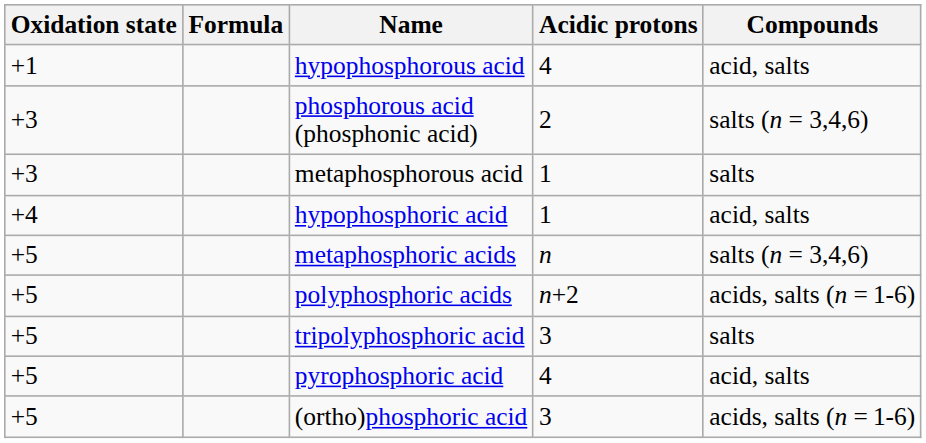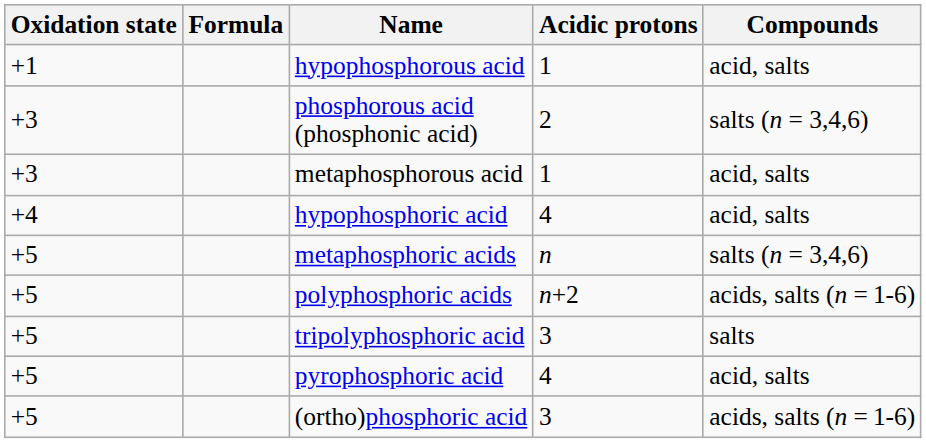(545, 65) 4 -> (545, 65) 1
(732, 174) salts -> (759, 174) acid, salts
(545, 214) 1 -> (545, 214) 4
